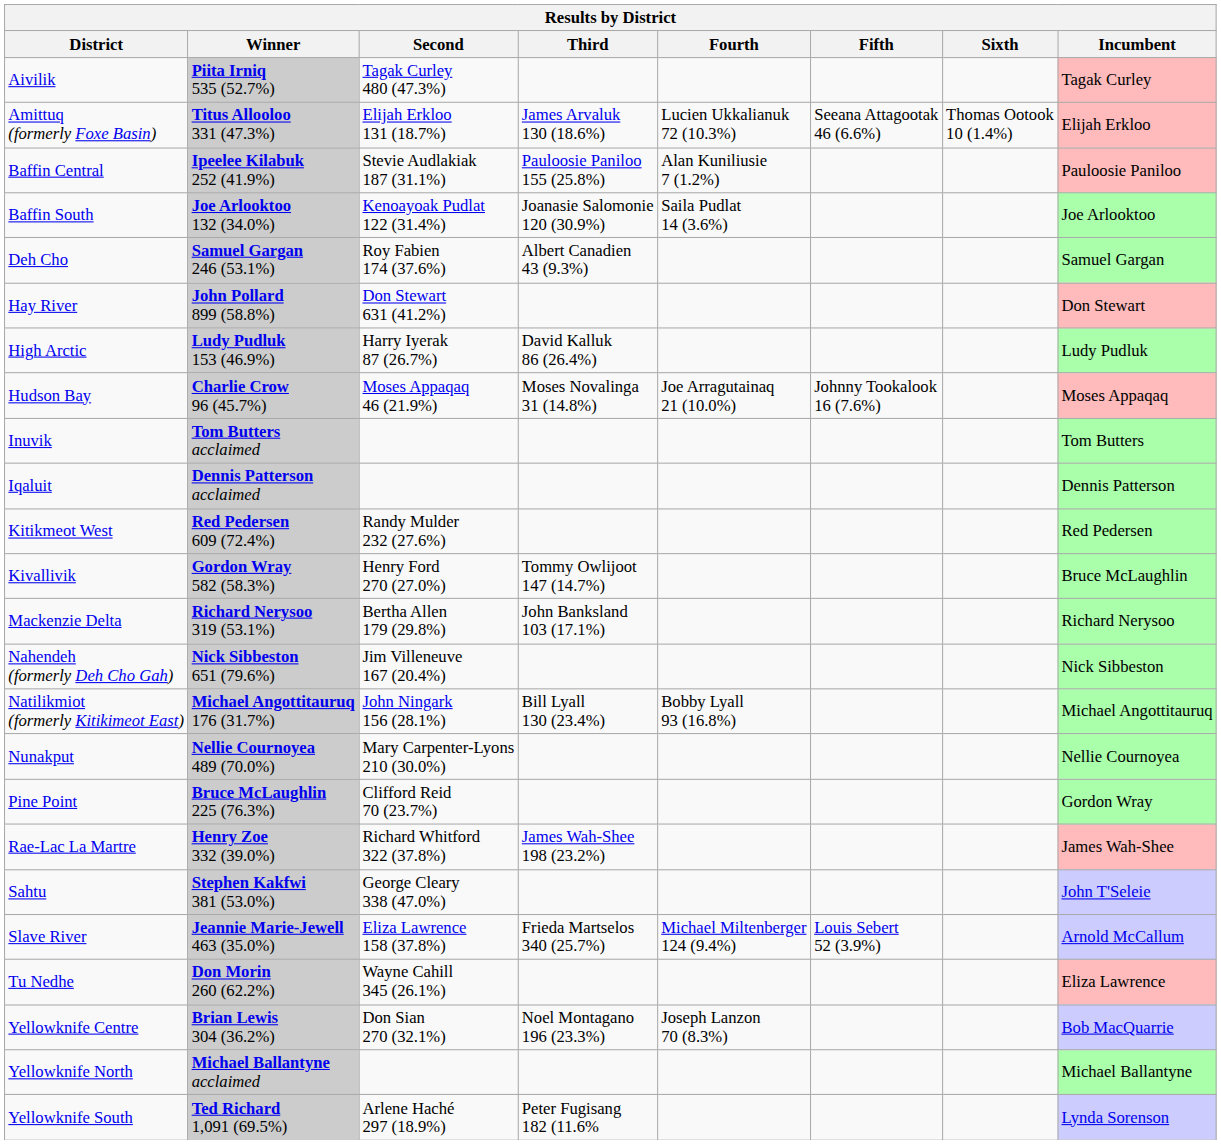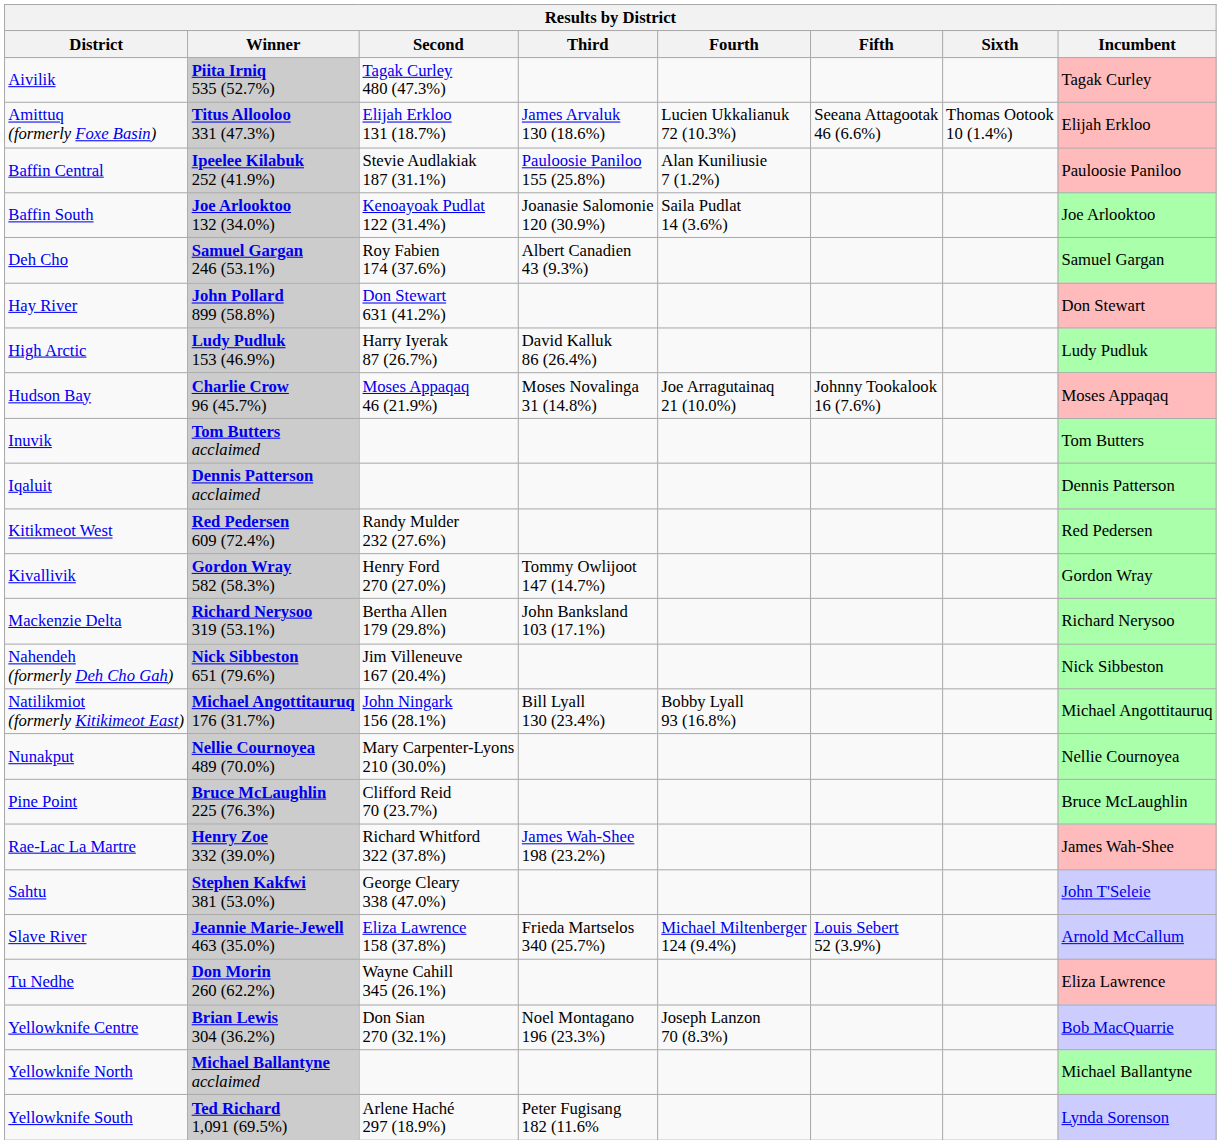(1125, 576) Bruce McLaughlin -> (1107, 576) Gordon Wray
(1107, 801) Gordon Wray -> (1125, 801) Bruce McLaughlin
